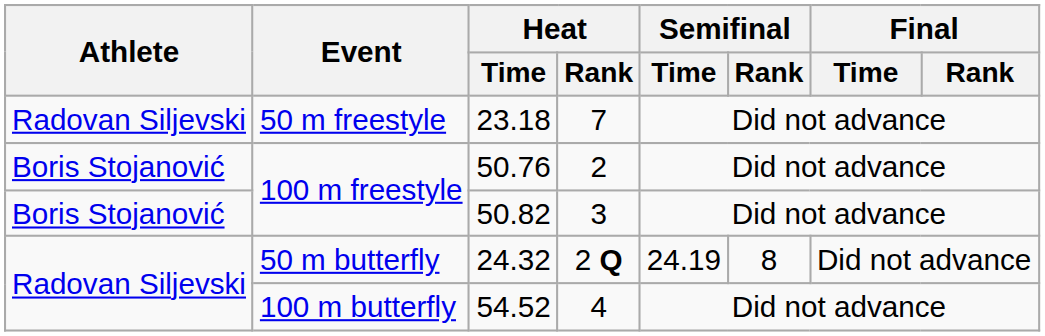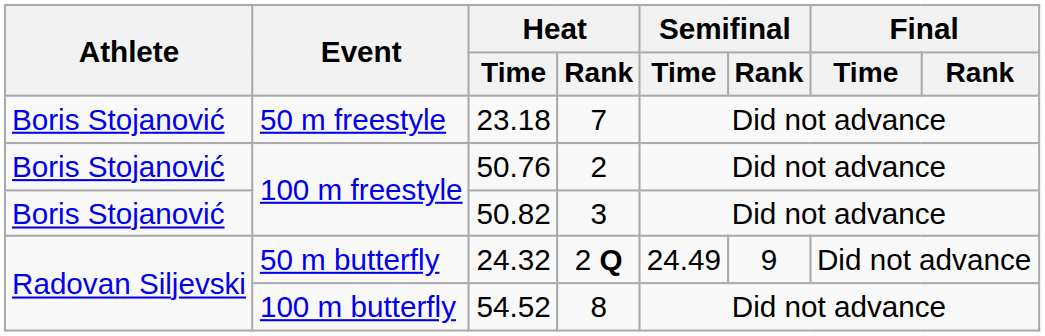(129, 120) Radovan Siljevski -> (118, 120) Boris Stojanović
(684, 261) 24.19 -> (684, 261) 24.49
(769, 261) 8 -> (769, 261) 9
(599, 307) 4 -> (599, 307) 8
